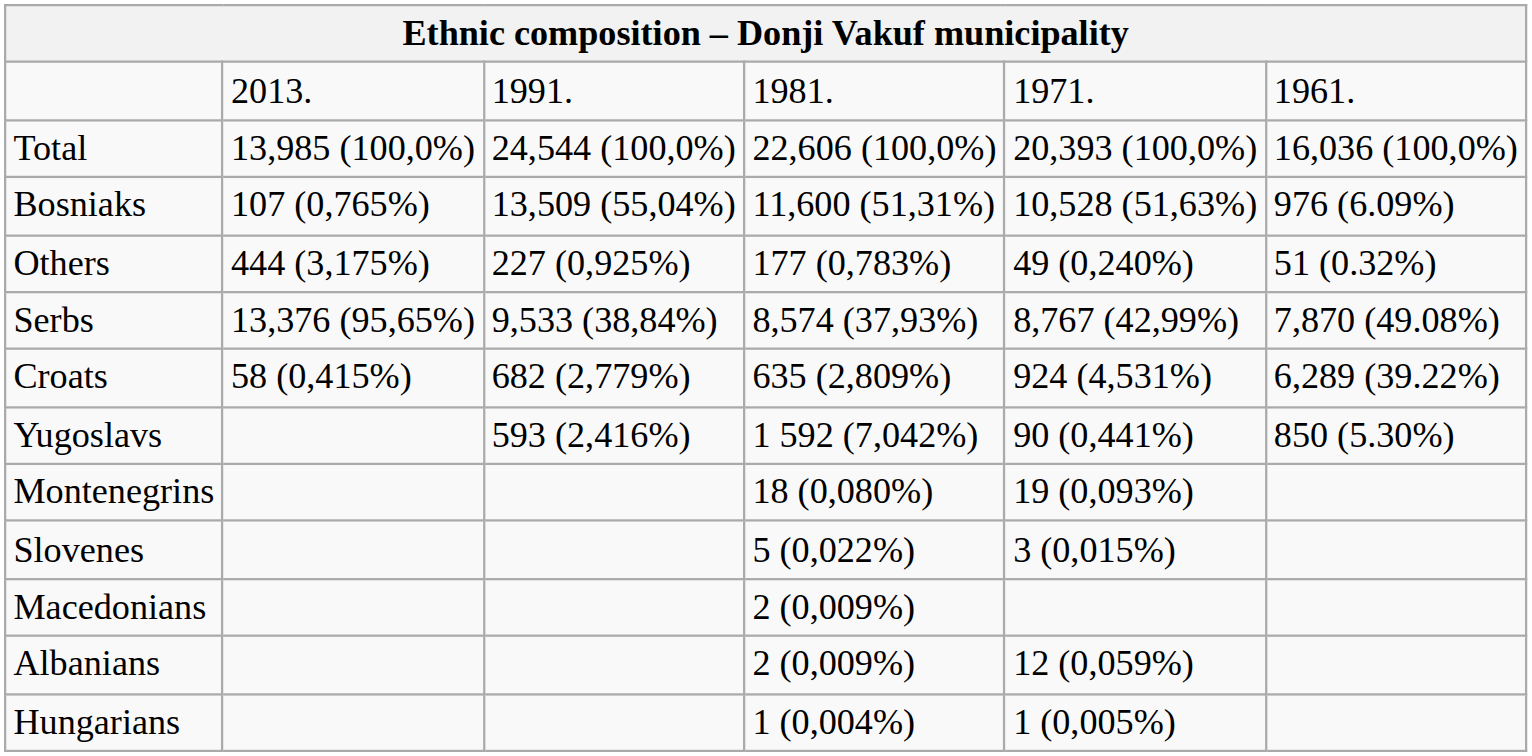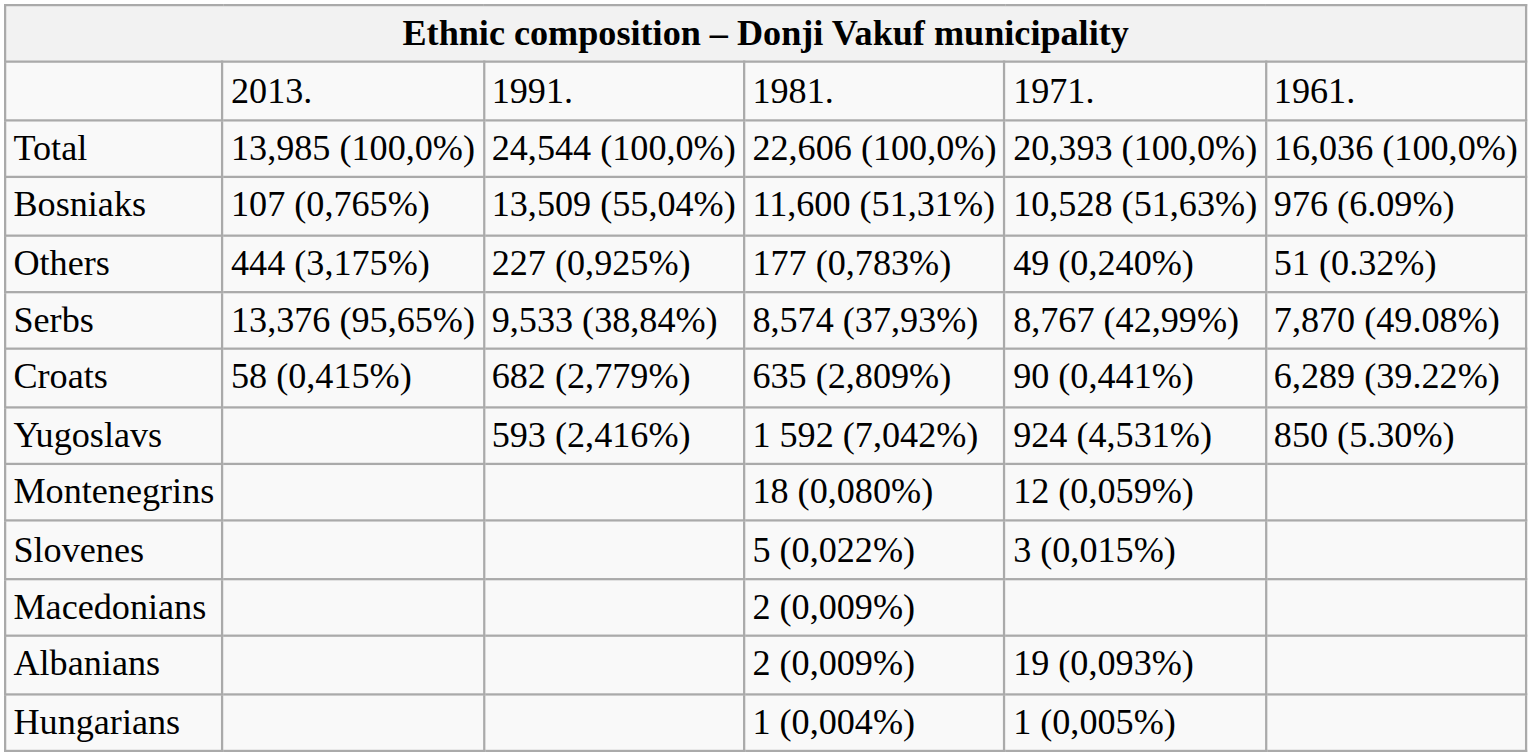(1113, 377) 924 (4,531%) -> (1104, 377) 90 (0,441%)
(1104, 434) 90 (0,441%) -> (1113, 434) 924 (4,531%)
(1104, 491) 19 (0,093%) -> (1104, 491) 12 (0,059%)
(1104, 663) 12 (0,059%) -> (1104, 663) 19 (0,093%)
